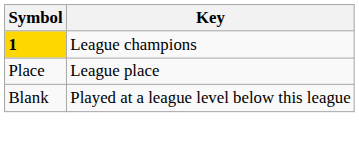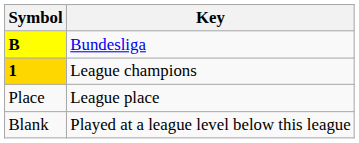+ row: (14, 44)
